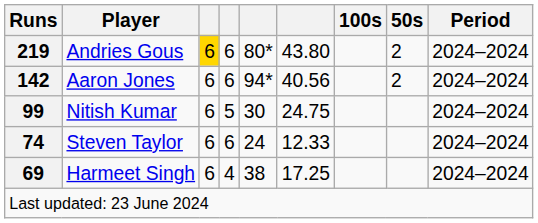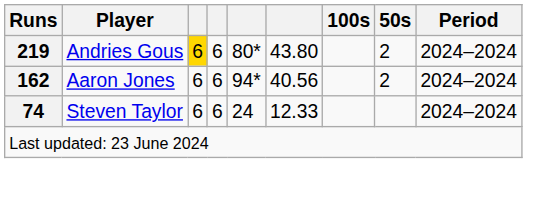(33, 81) 142 -> (33, 81) 162
- row: (122, 112)
- row: (131, 173)
